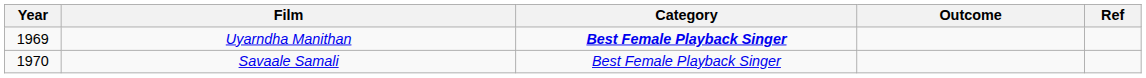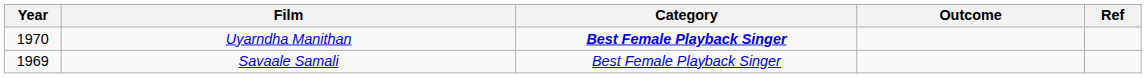(33, 38) 1969 -> (33, 38) 1970
(33, 61) 1970 -> (33, 61) 1969
